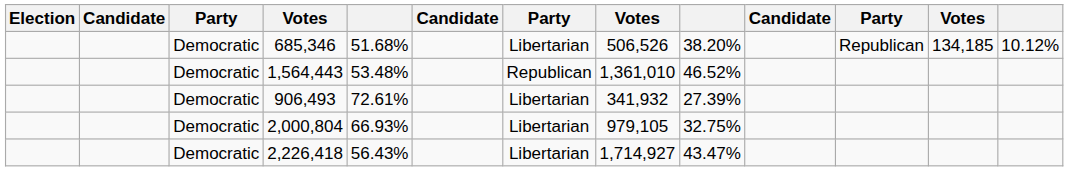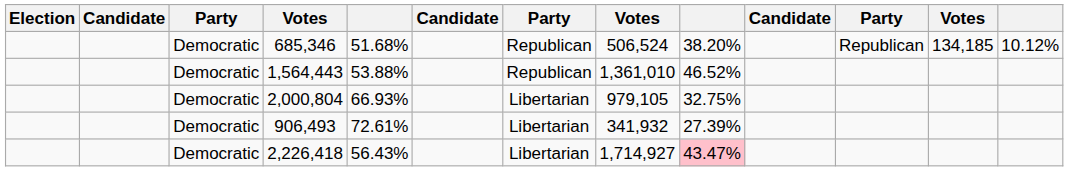(549, 45) Libertarian -> (549, 45) Republican
(637, 45) 506,526 -> (637, 45) 506,524
(380, 72) 53.48% -> (380, 72) 53.88%
rows swapped: (305, 99) <-> (305, 126)
(712, 153) no background -> (712, 153) pink background
